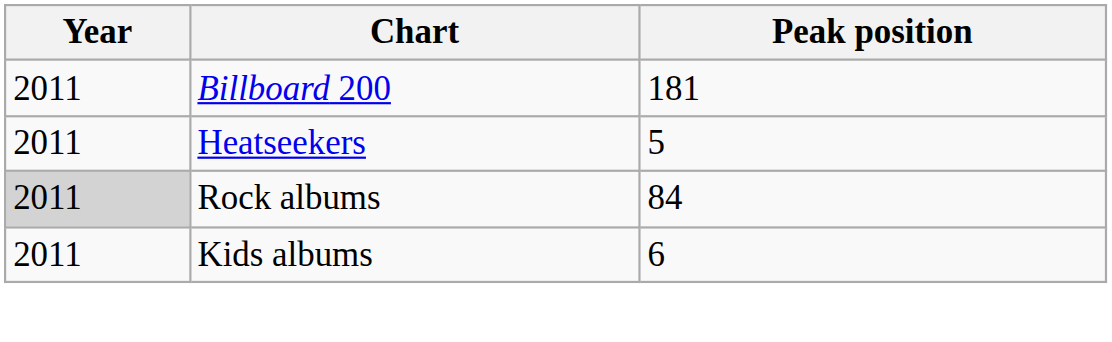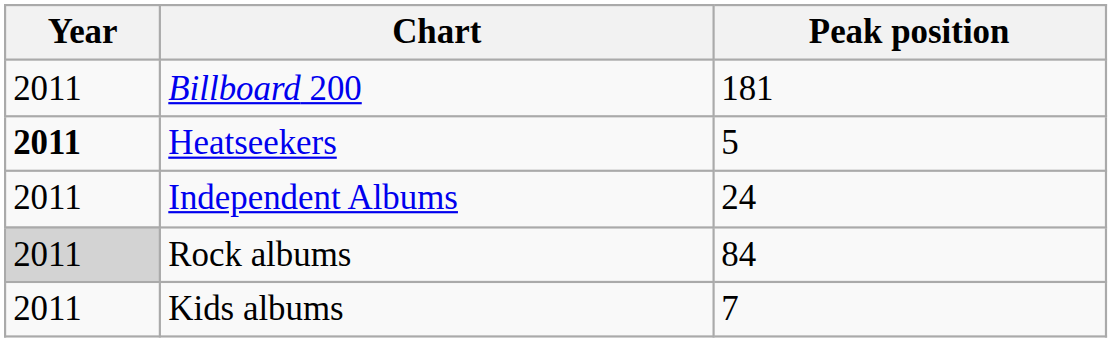(47, 142) normal -> (47, 142) bold
+ row: (313, 198)
(656, 253) 6 -> (730, 308) 7
